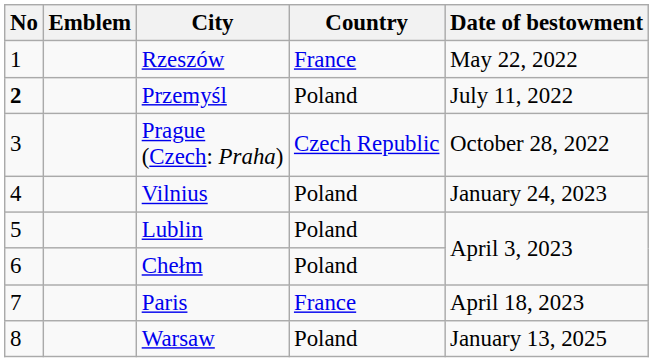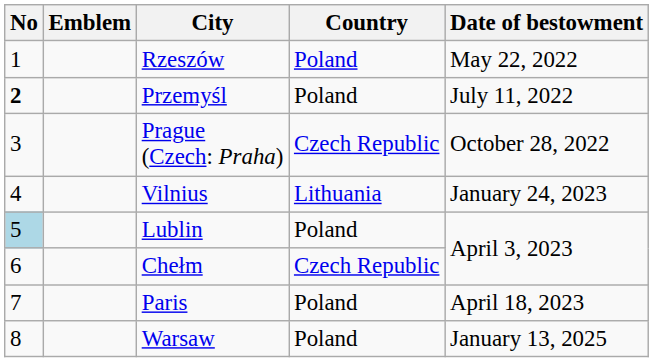(325, 58) France -> (326, 58) Poland
(326, 193) Poland -> (338, 193) Lithuania
(16, 229) no background -> (16, 229) lightblue background
(326, 266) Poland -> (367, 266) Czech Republic
(325, 302) France -> (326, 302) Poland
